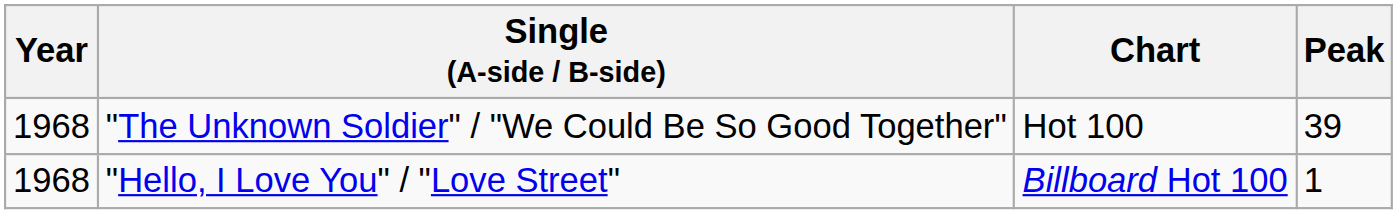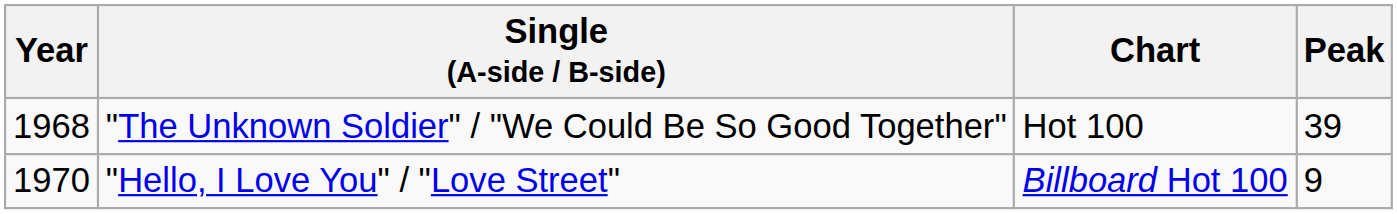(51, 180) 1968 -> (51, 180) 1970
(1313, 180) 1 -> (1313, 180) 9
